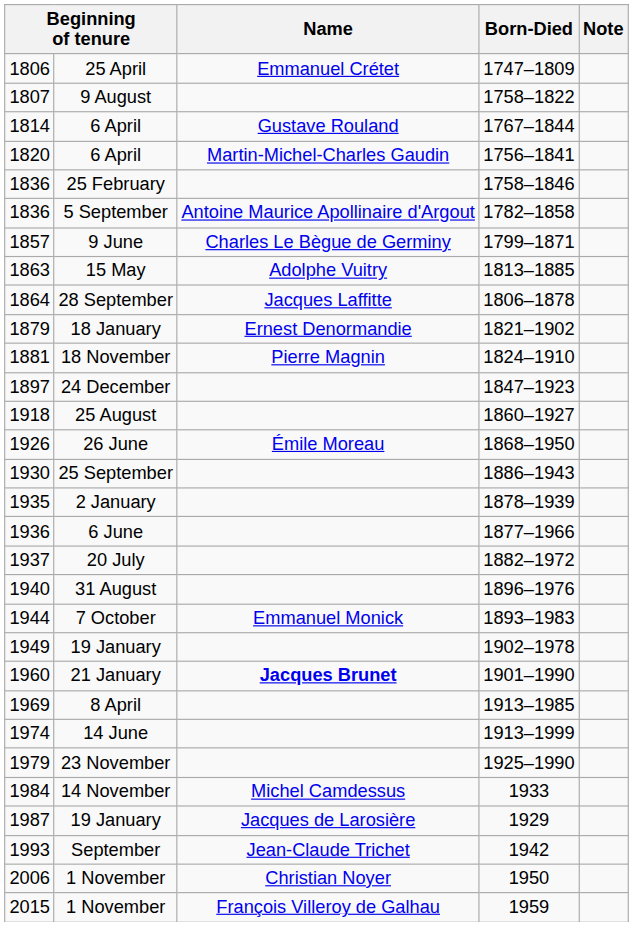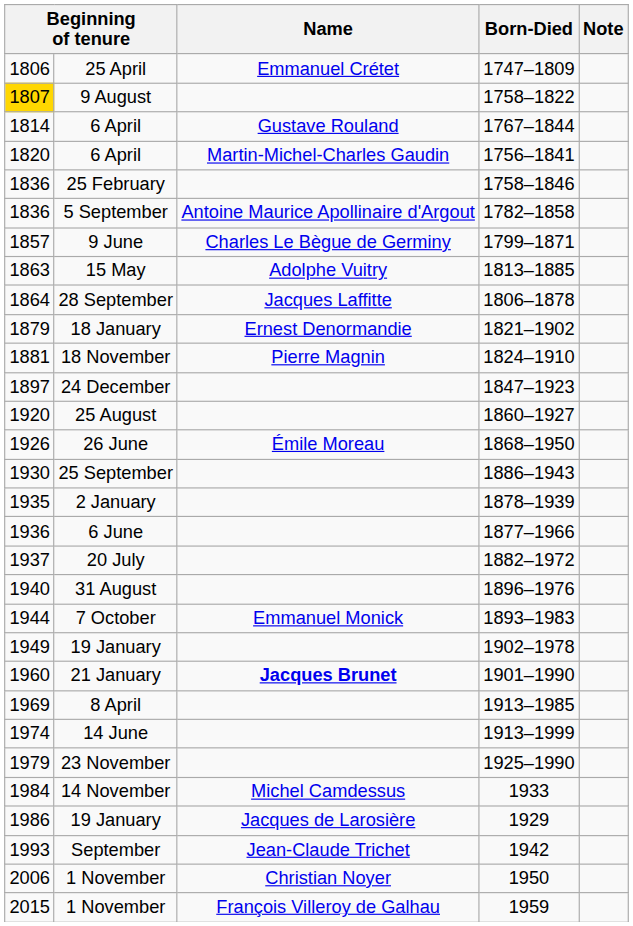(30, 97) no background -> (30, 97) gold background
(30, 415) 1918 -> (30, 415) 1920
(30, 820) 1987 -> (30, 820) 1986
